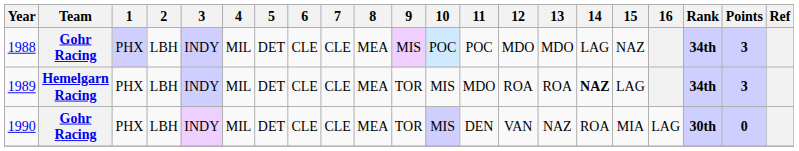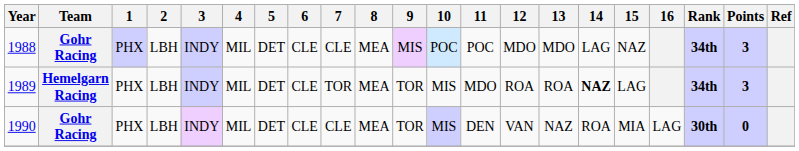(338, 87) CLE -> (338, 87) TOR
